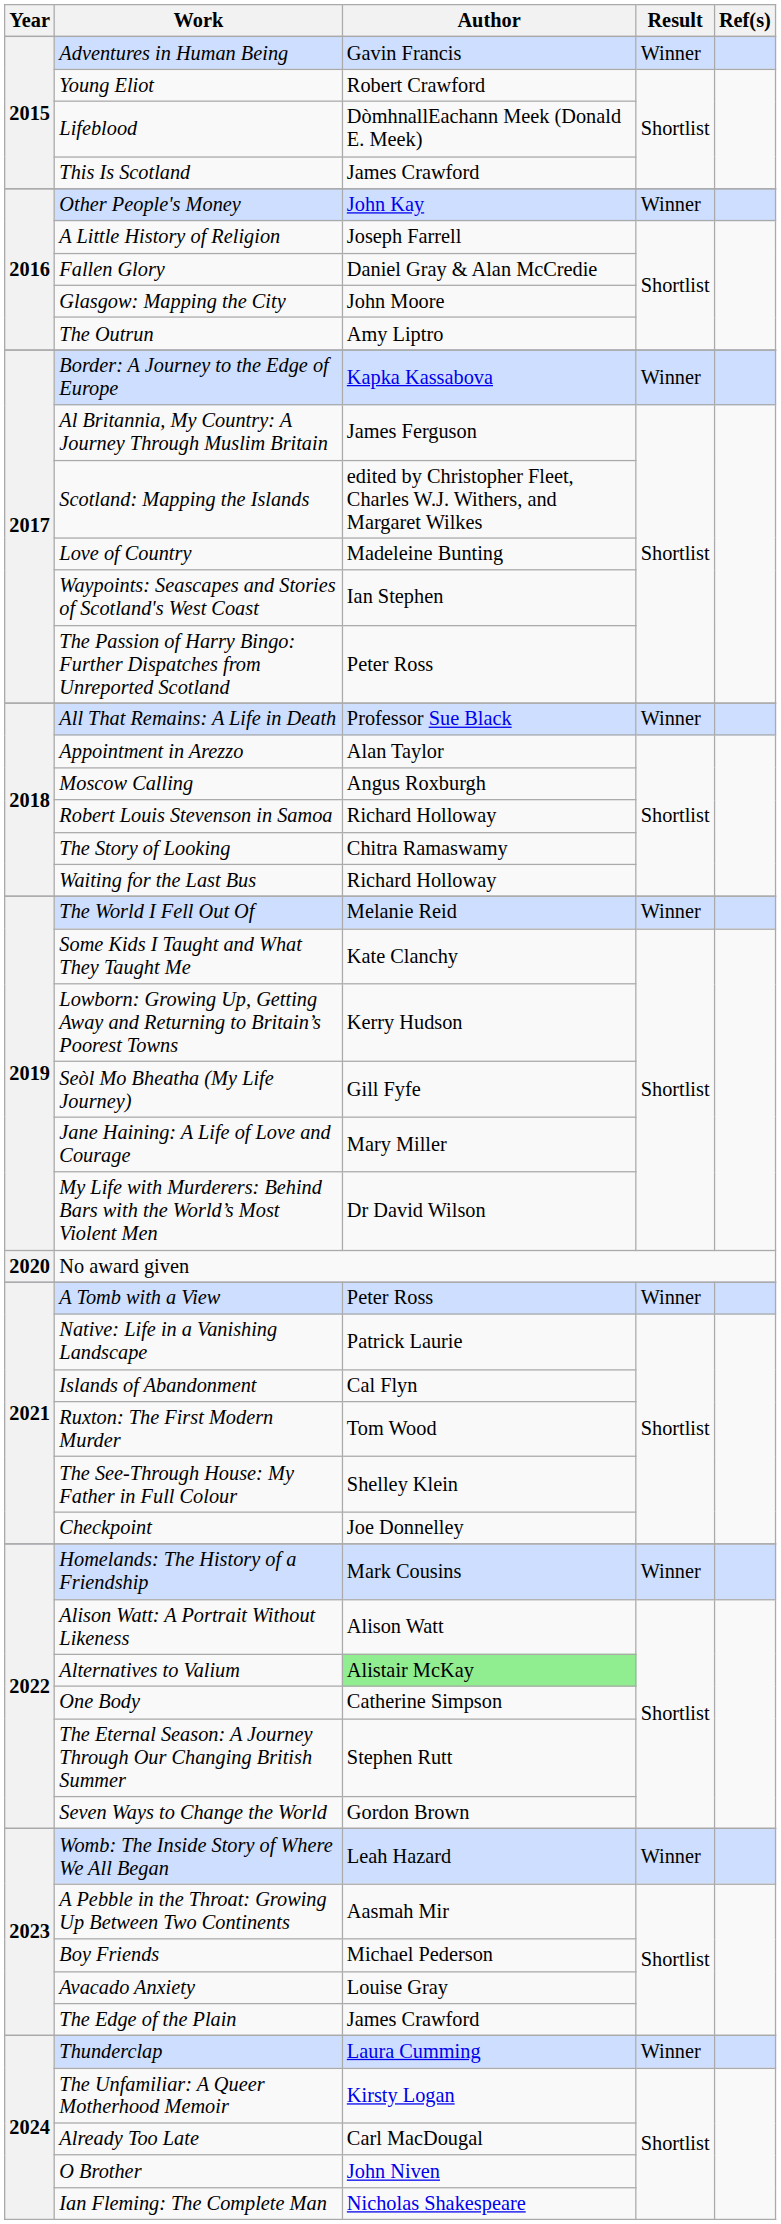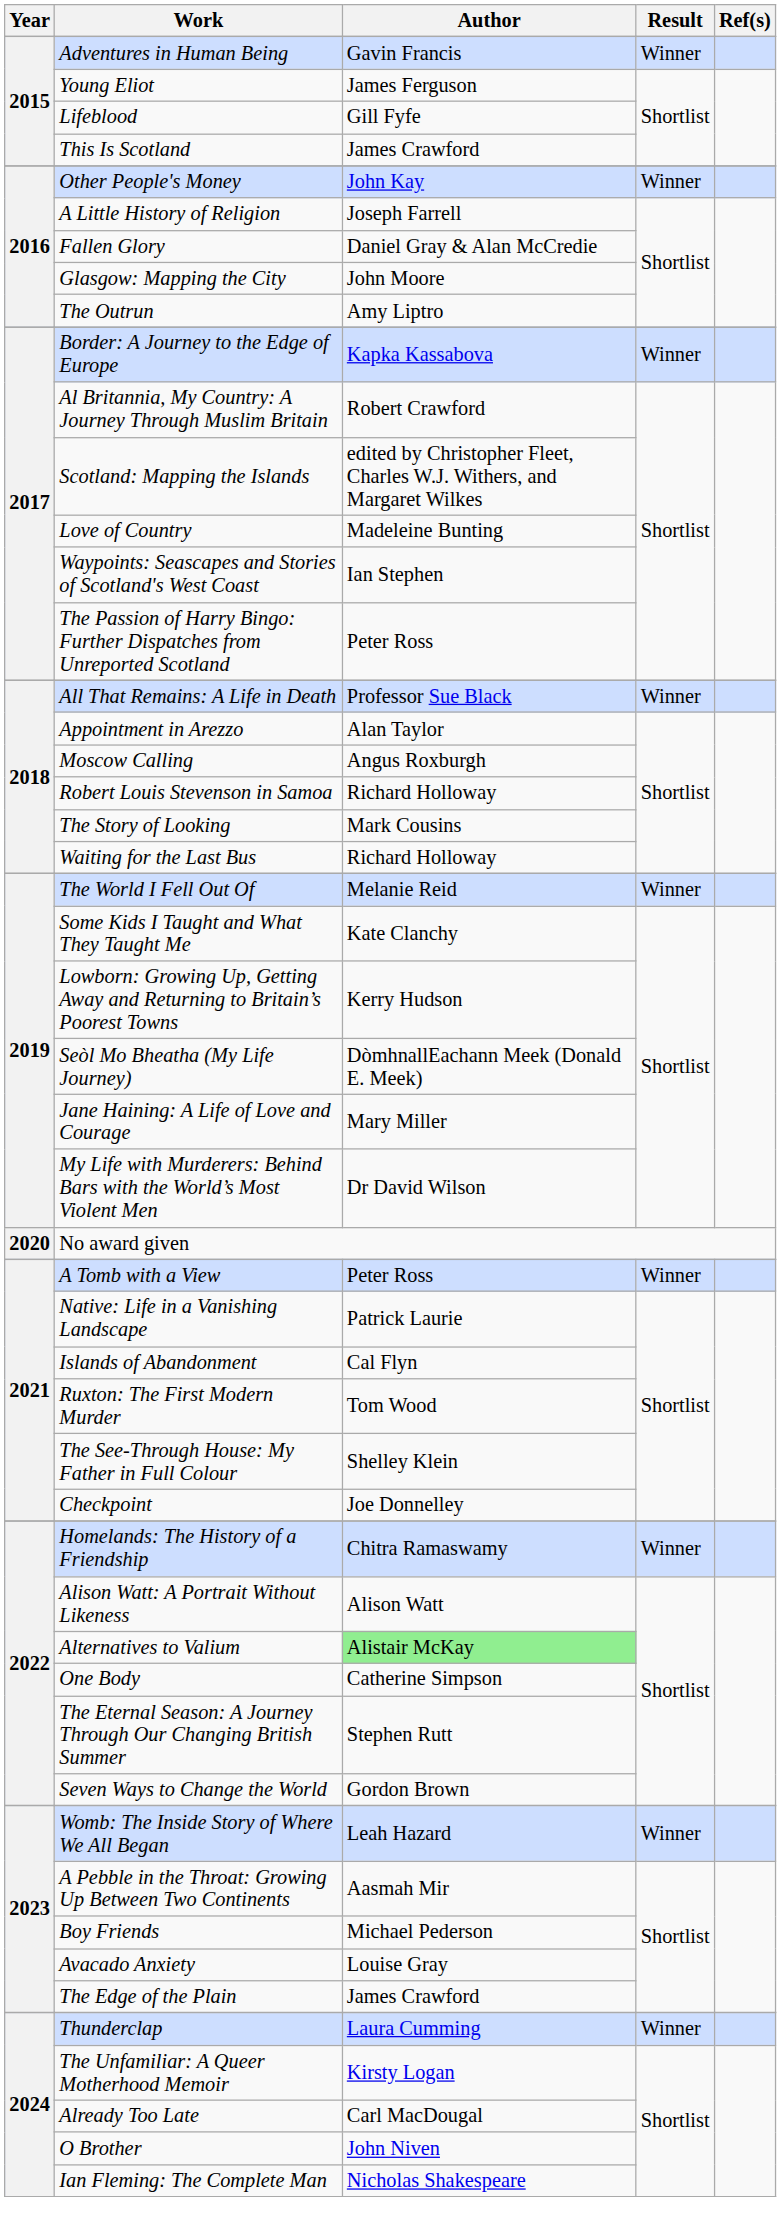(416, 85) Robert Crawford -> (412, 85) James Ferguson
(484, 128) DòmhnallEachann Meek (Donald E. Meek) -> (384, 117) Gill Fyfe
(412, 432) James Ferguson -> (416, 409) Robert Crawford
(427, 848) Chitra Ramaswamy -> (404, 825) Mark Cousins
(384, 1089) Gill Fyfe -> (484, 1066) DòmhnallEachann Meek (Donald E. Meek)
(404, 1571) Mark Cousins -> (427, 1548) Chitra Ramaswamy
